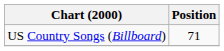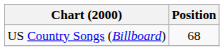(194, 35) 71 -> (194, 35) 68
